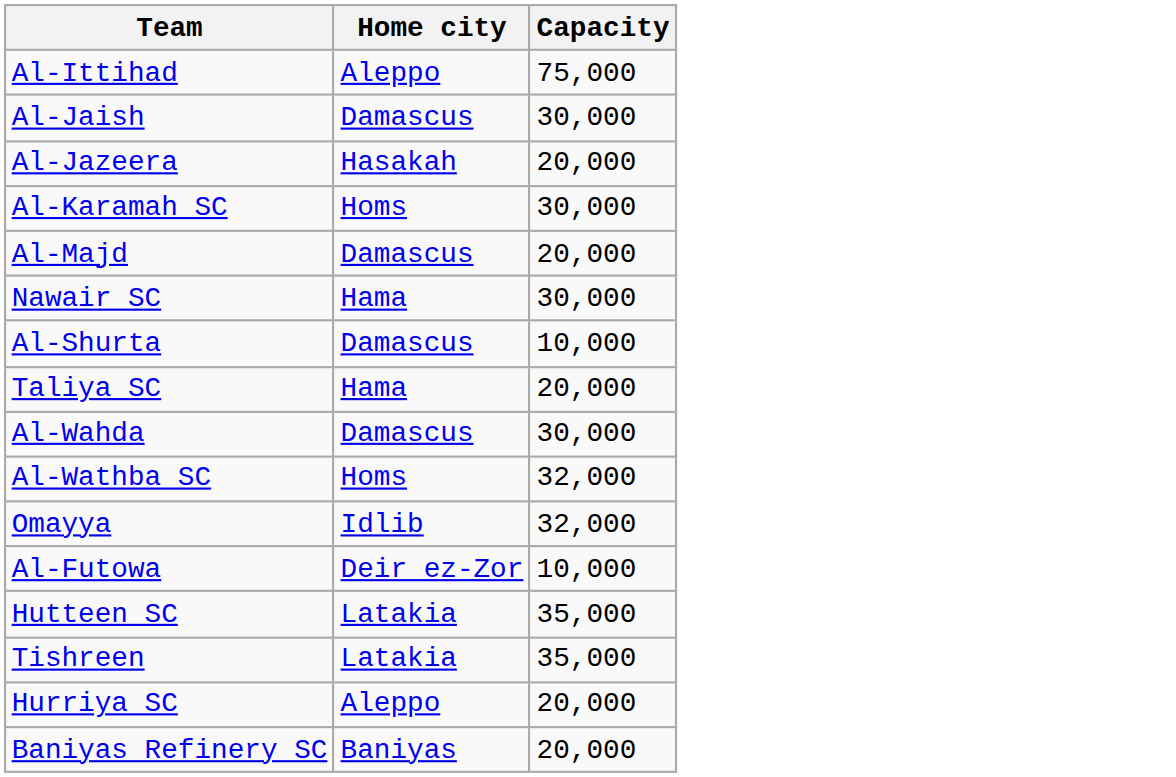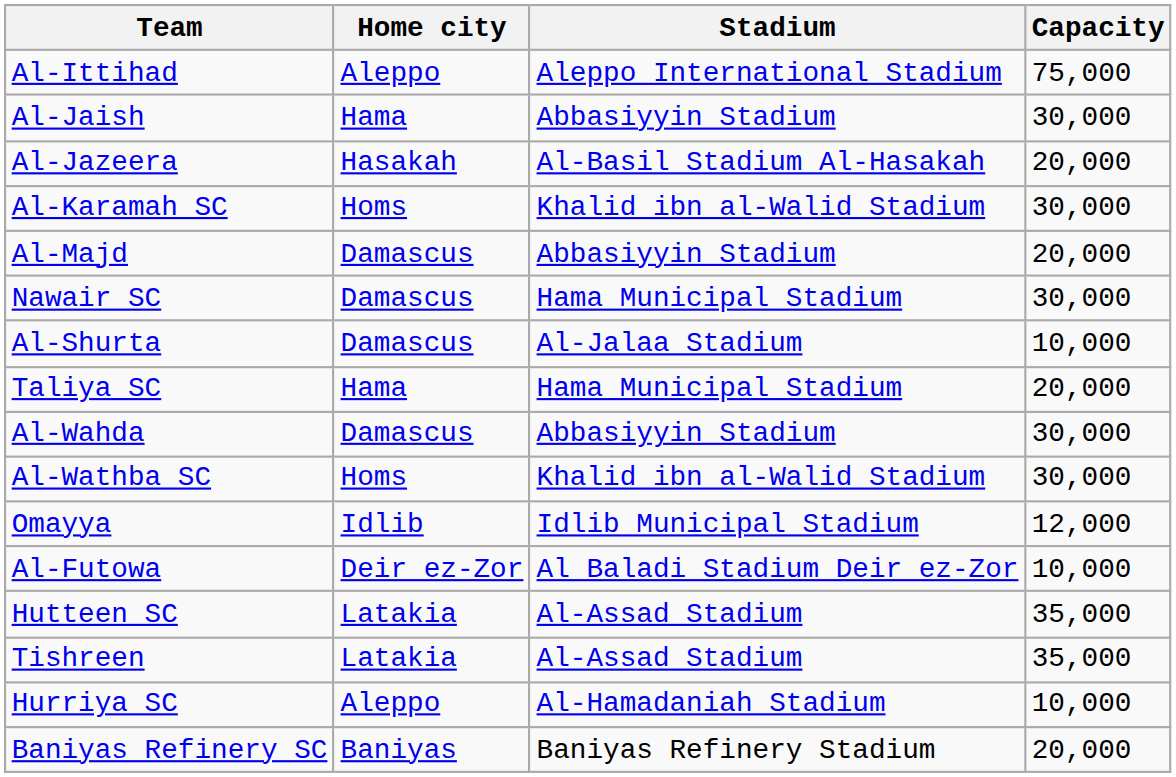+ column: (778, 28)
(407, 118) Damascus -> (374, 118) Hama
(374, 298) Hama -> (407, 298) Damascus
(586, 479) 32,000 -> (1082, 479) 30,000
(586, 524) 32,000 -> (1082, 524) 12,000
(586, 705) 20,000 -> (1082, 705) 10,000
